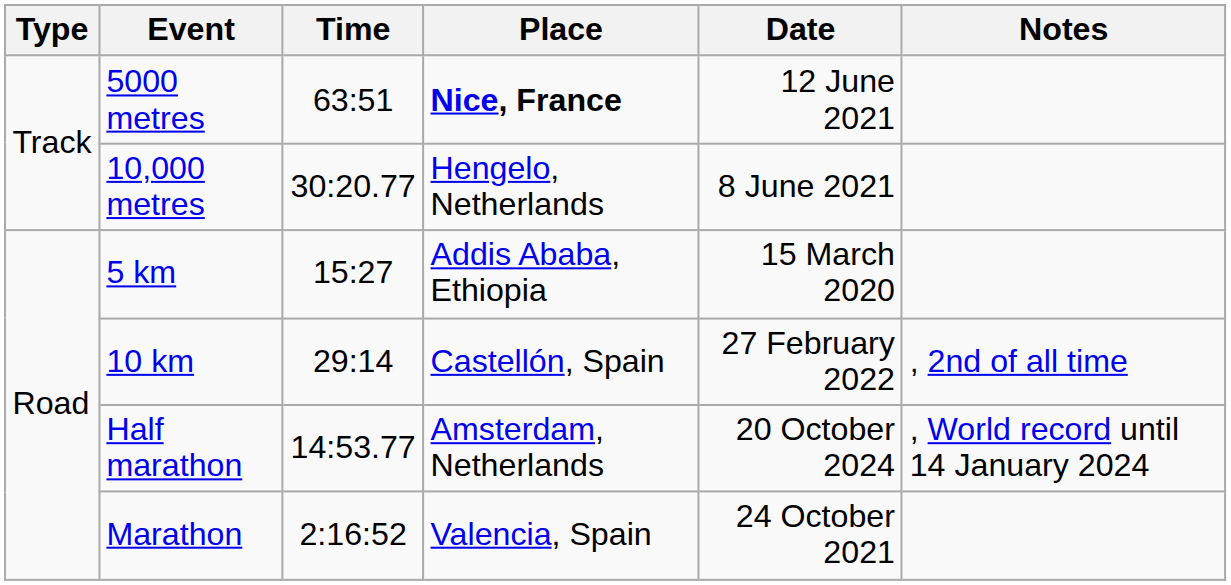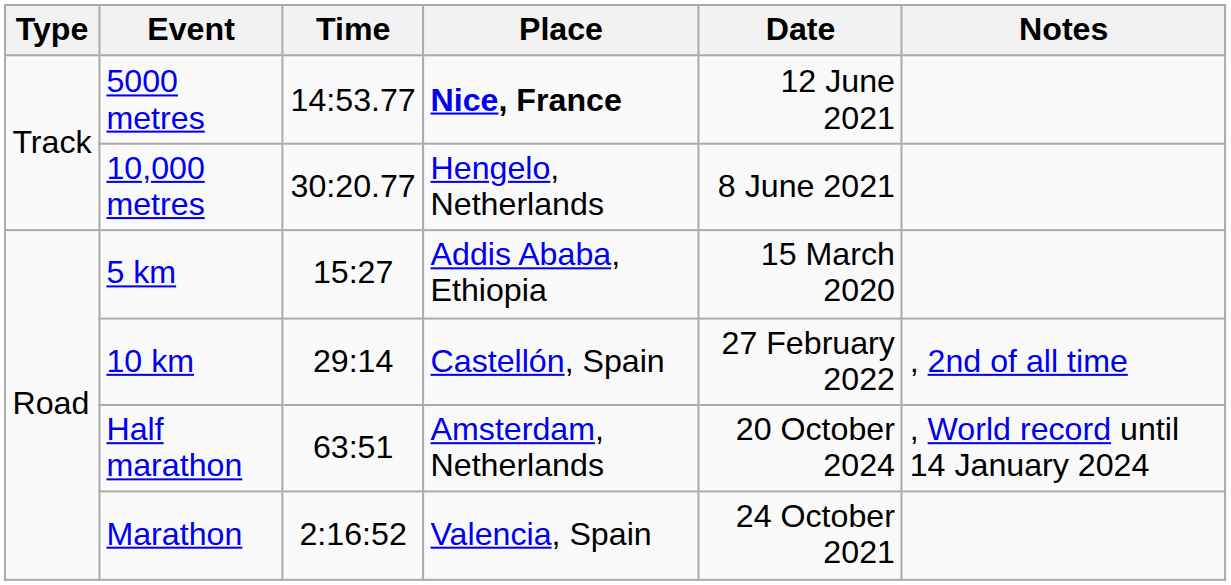(353, 99) 63:51 -> (353, 99) 14:53.77
(353, 447) 14:53.77 -> (353, 447) 63:51
